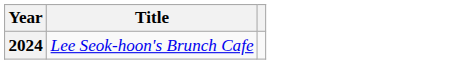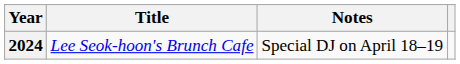+ column: (352, 18)
